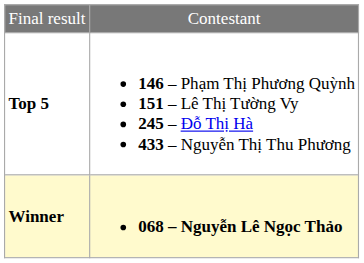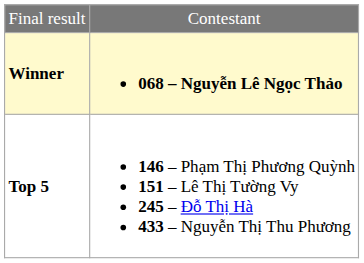rows swapped: (36, 216) <-> (29, 104)
